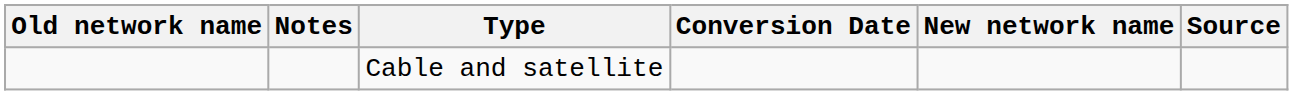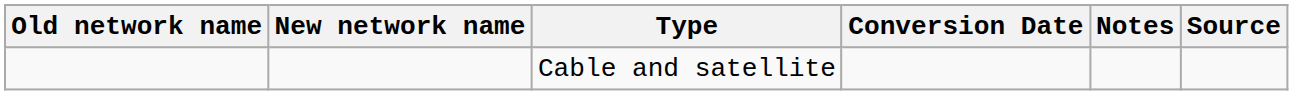columns swapped: (1049, 26) <-> (314, 26)
